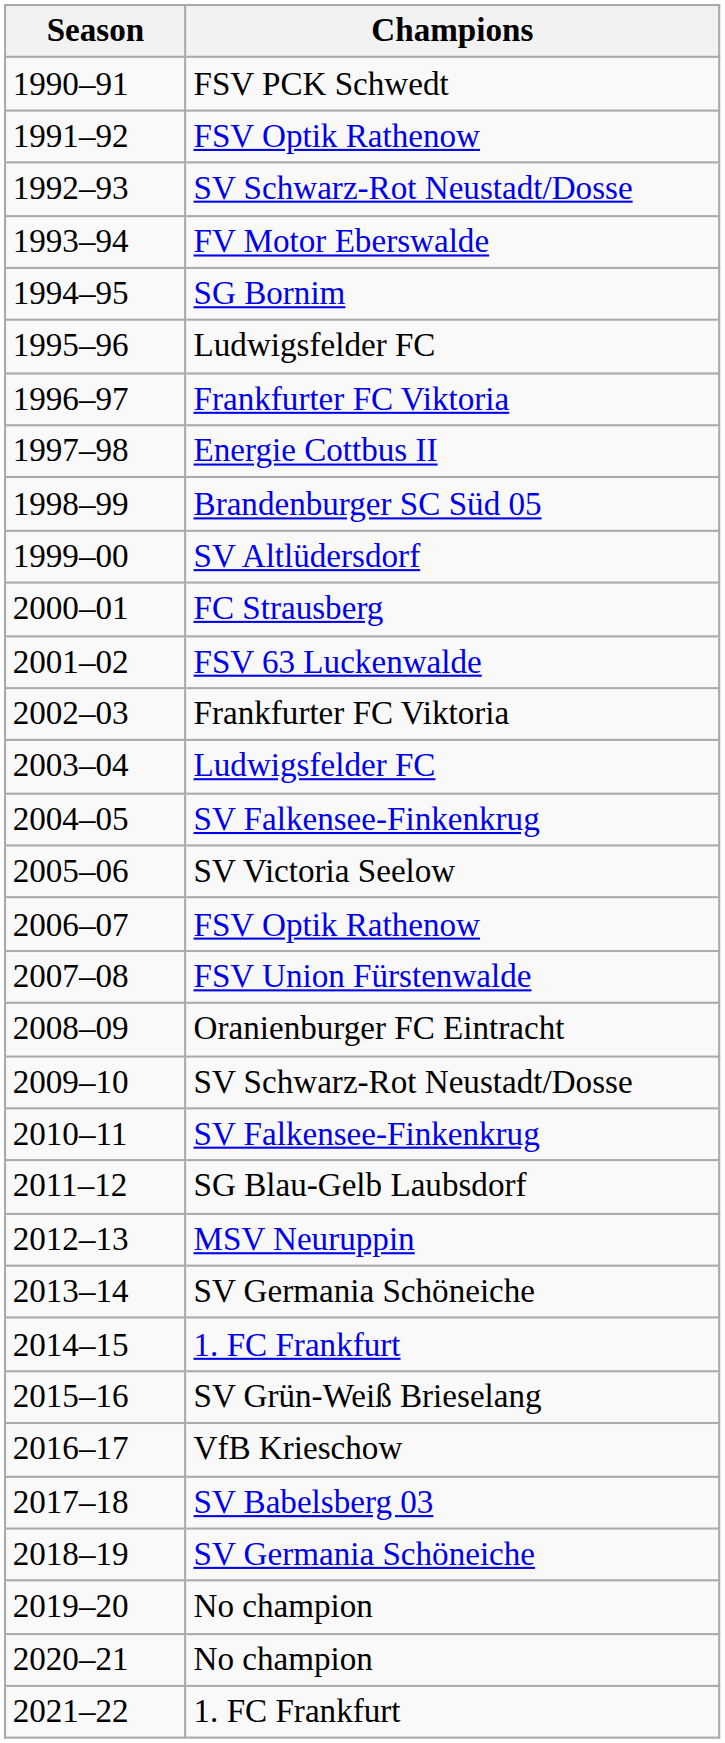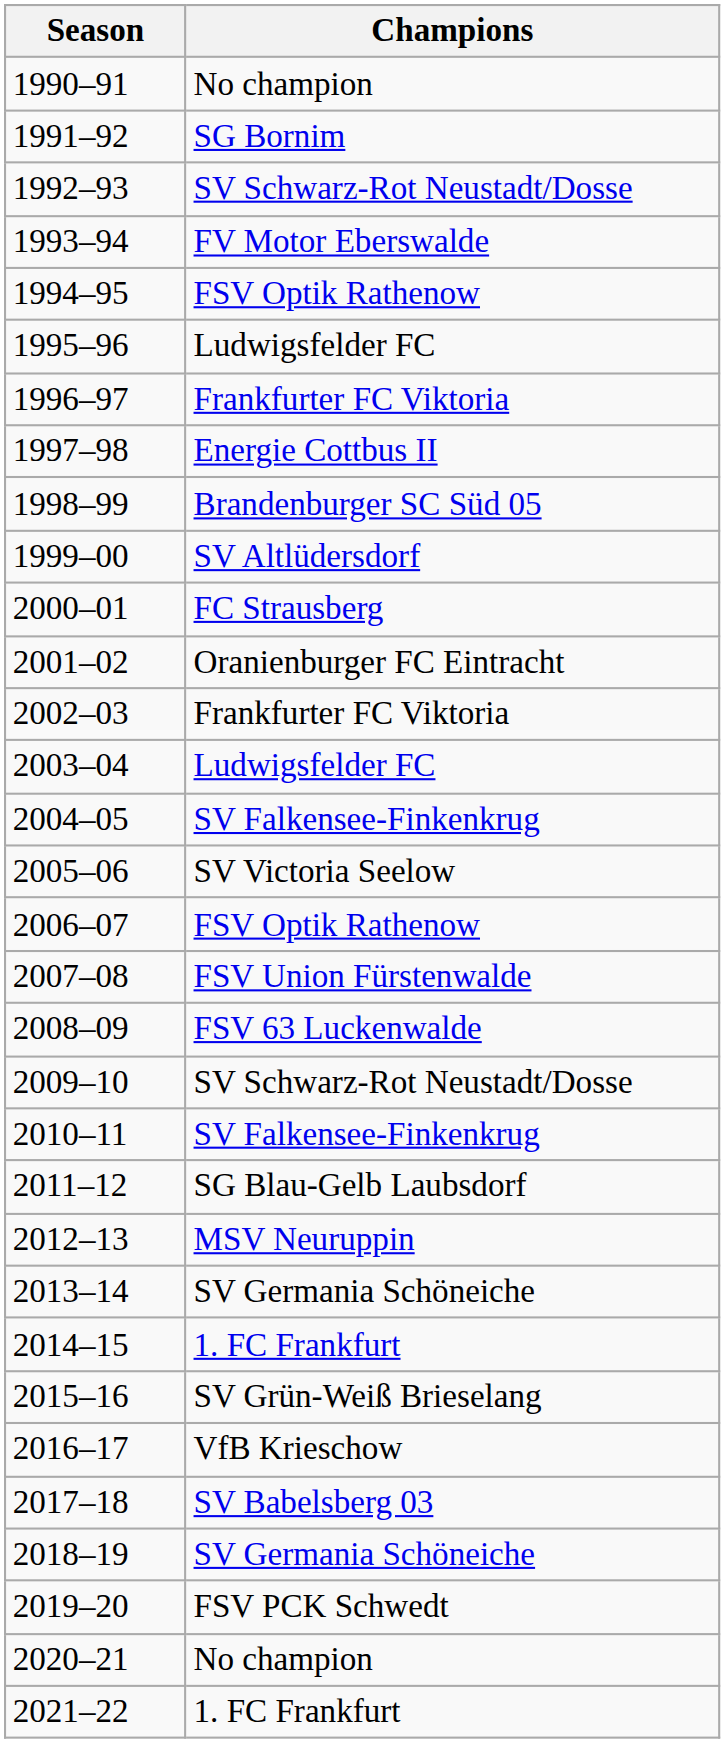(321, 83) FSV PCK Schwedt -> (283, 83) No champion
(337, 135) FSV Optik Rathenow -> (269, 135) SG Bornim
(269, 293) SG Bornim -> (337, 293) FSV Optik Rathenow
(338, 661) FSV 63 Luckenwalde -> (379, 661) Oranienburger FC Eintracht
(379, 1028) Oranienburger FC Eintracht -> (338, 1028) FSV 63 Luckenwalde
(283, 1606) No champion -> (321, 1606) FSV PCK Schwedt
